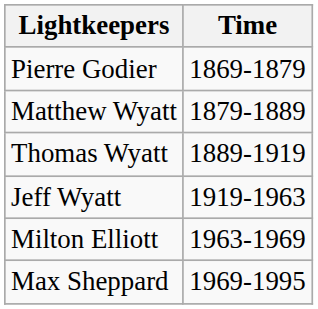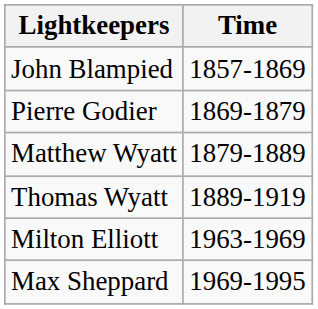+ row: (92, 68)
- row: (66, 196)
